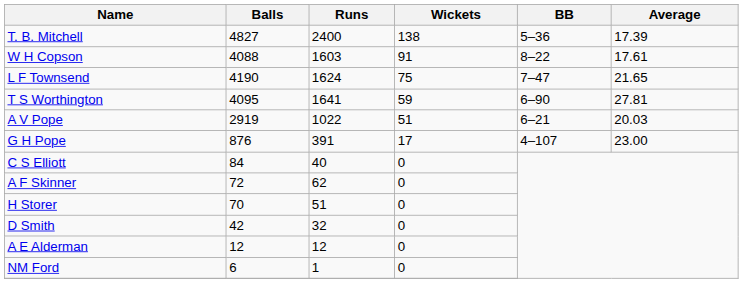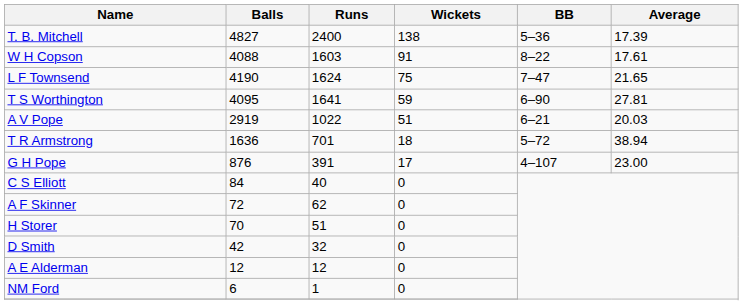+ row: (50, 141)
